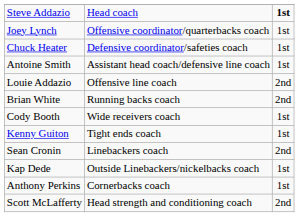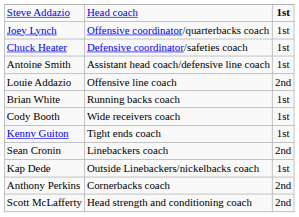(283, 99) 2nd -> (283, 99) 1st
(283, 185) 1st -> (283, 185) 2nd
